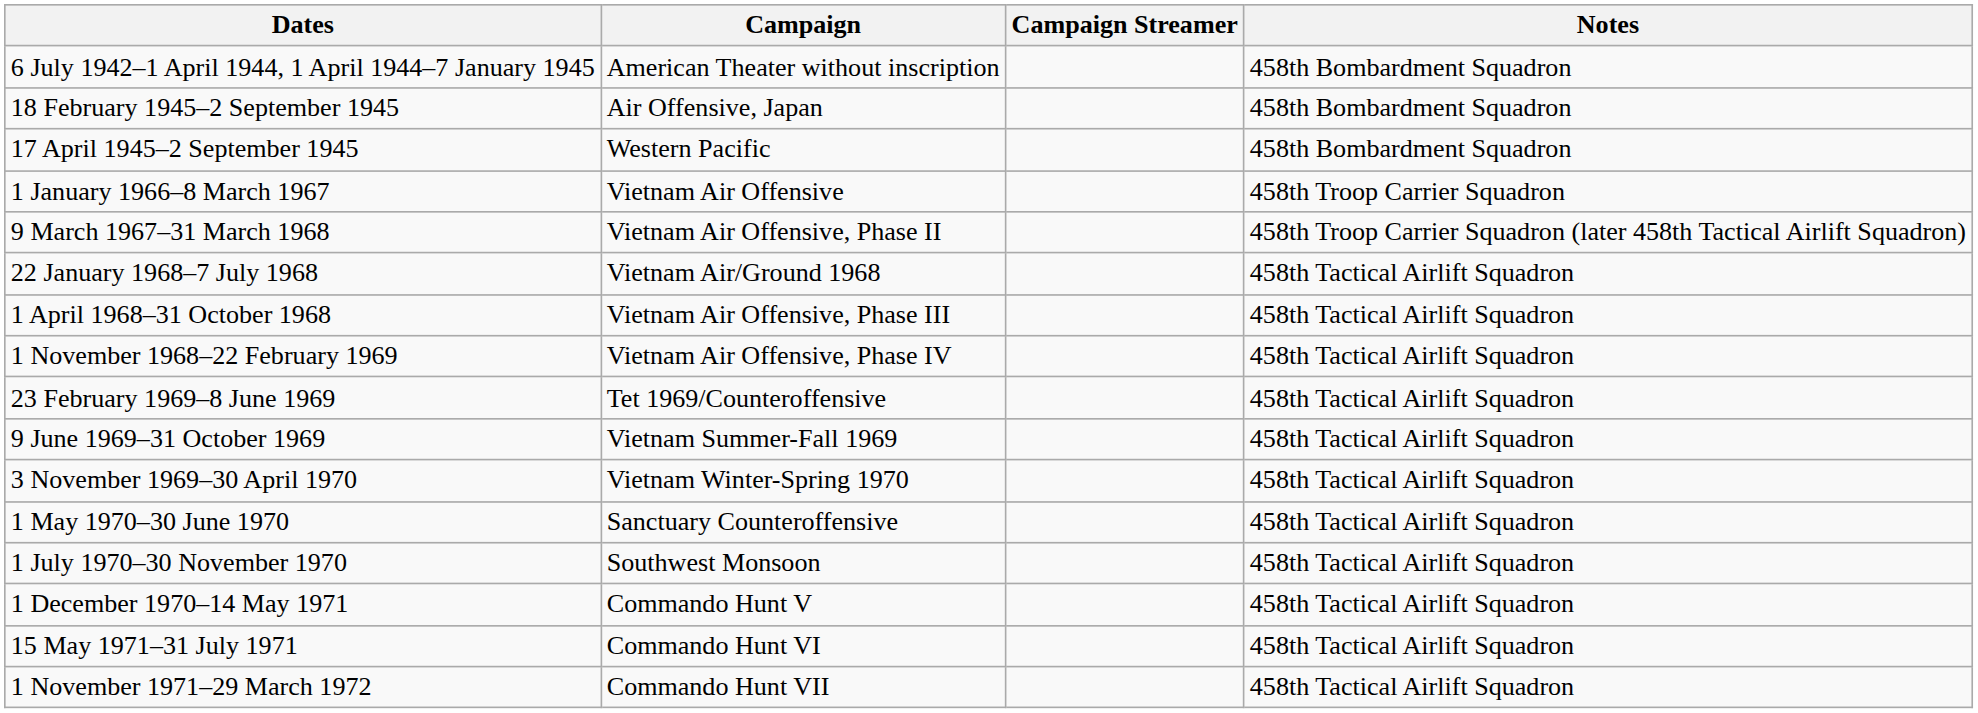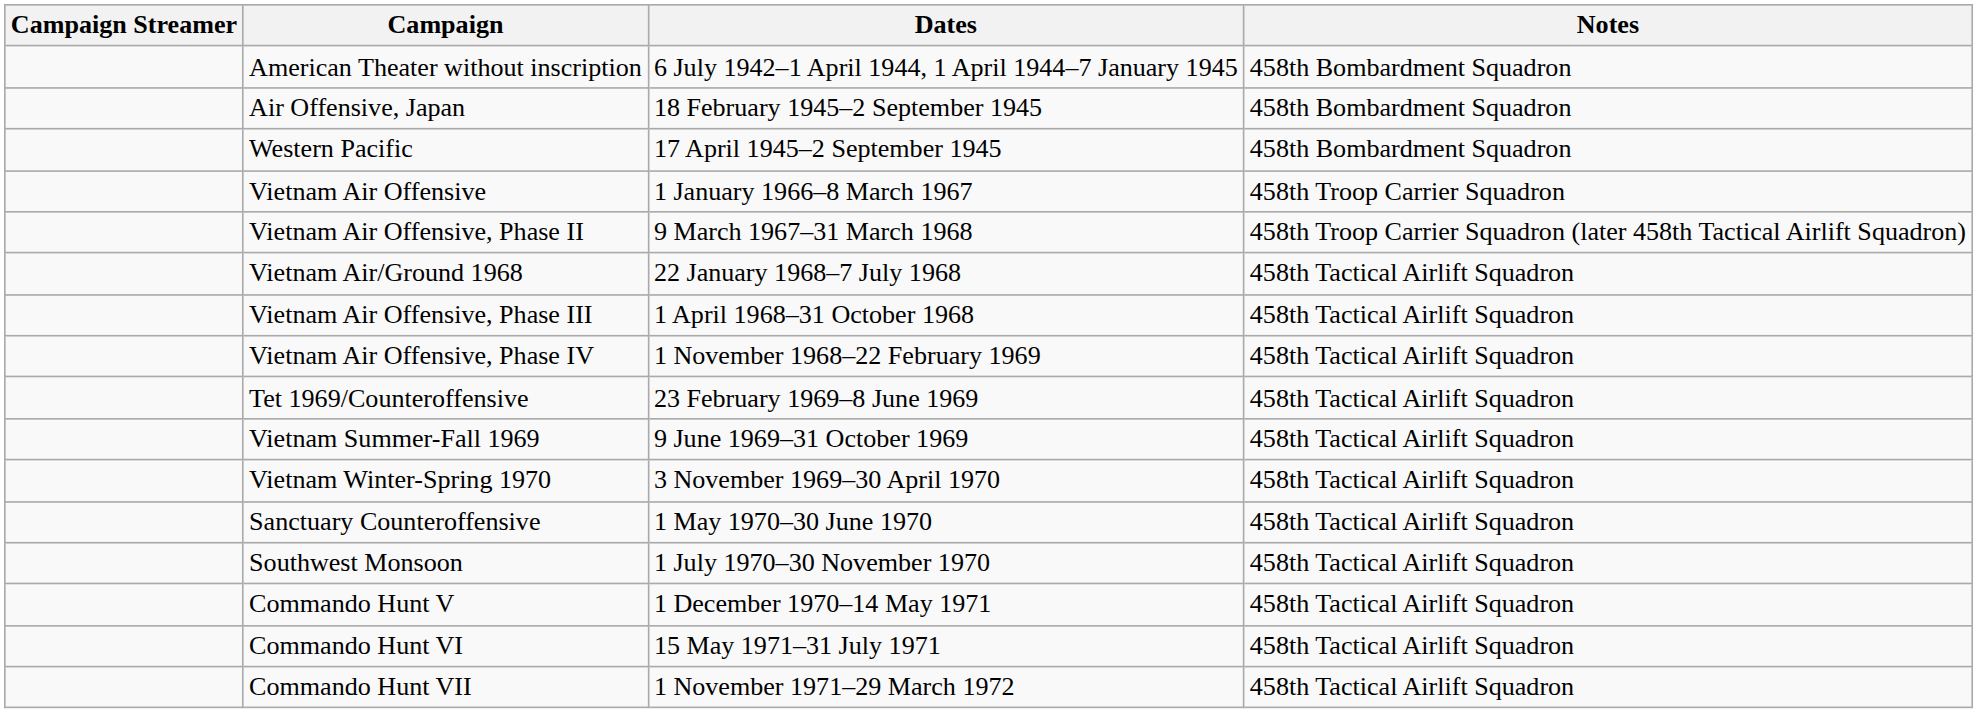columns swapped: (1125, 25) <-> (303, 25)
